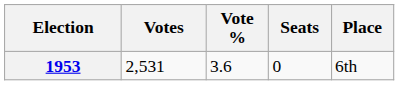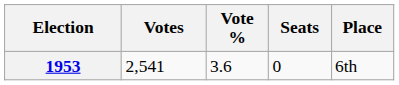(145, 65) 2,531 -> (145, 65) 2,541
